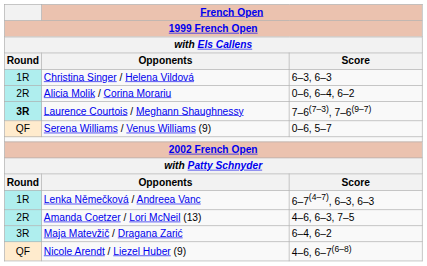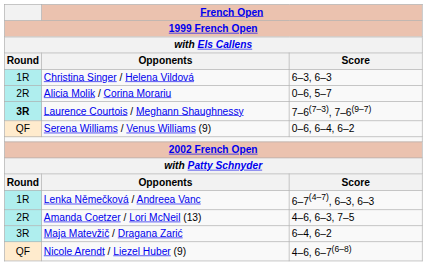(323, 93) 0–6, 6–4, 6–2 -> (312, 93) 0–6, 5–7
(312, 129) 0–6, 5–7 -> (323, 129) 0–6, 6–4, 6–2
